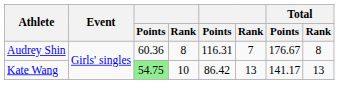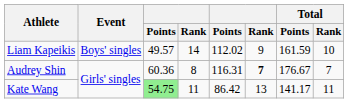+ row: (41, 51)
(251, 51) normal -> (261, 70) bold
(318, 51) 8 -> (329, 70) 7
(183, 70) 10 -> (194, 89) 11
(318, 70) 13 -> (329, 89) 11
